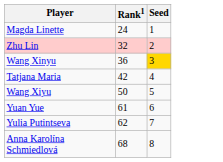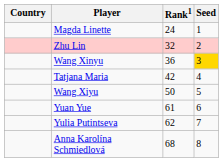+ column: (28, 13)
